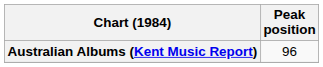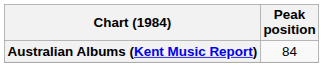(290, 51) 96 -> (290, 51) 84
